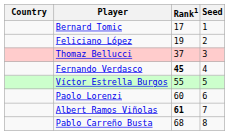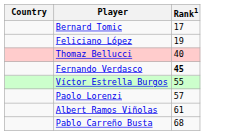- column: (212, 12)
(179, 55) 37 -> (179, 55) 40
(179, 96) 60 -> (179, 96) 57
(179, 110) bold -> (179, 110) normal
